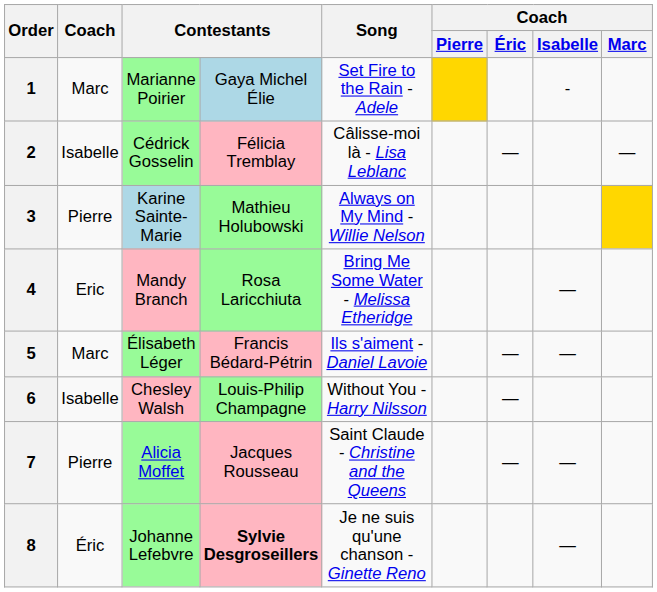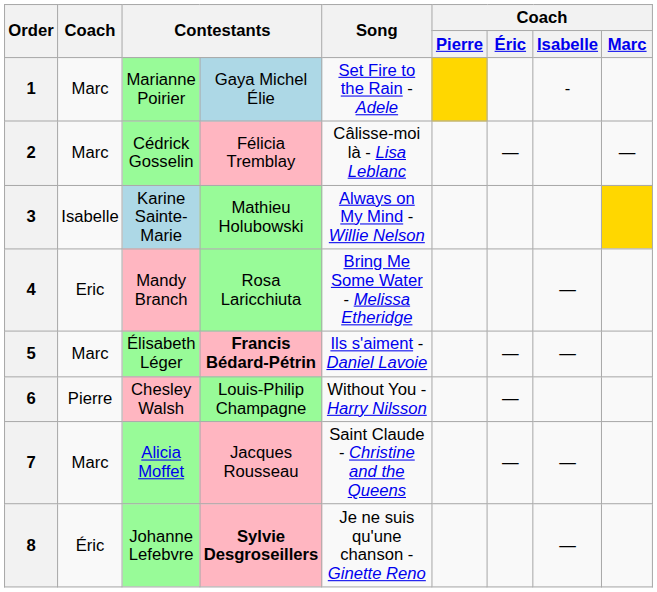(90, 153) Isabelle -> (90, 153) Marc
(90, 216) Pierre -> (90, 216) Isabelle
(261, 353) normal -> (261, 353) bold
(90, 398) Isabelle -> (90, 398) Pierre
(90, 462) Pierre -> (90, 462) Marc
